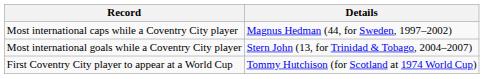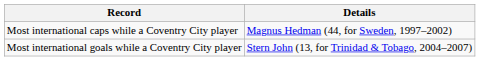- row: (120, 64)
